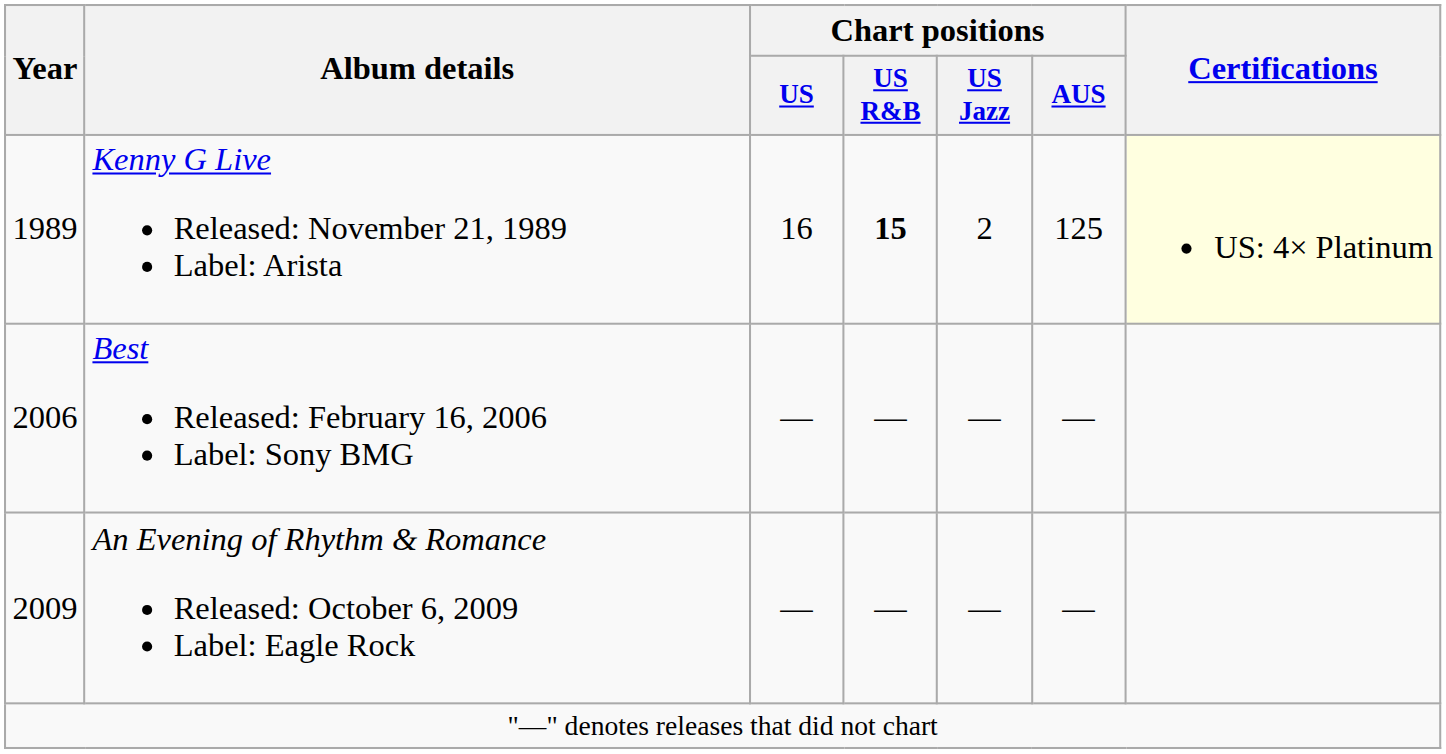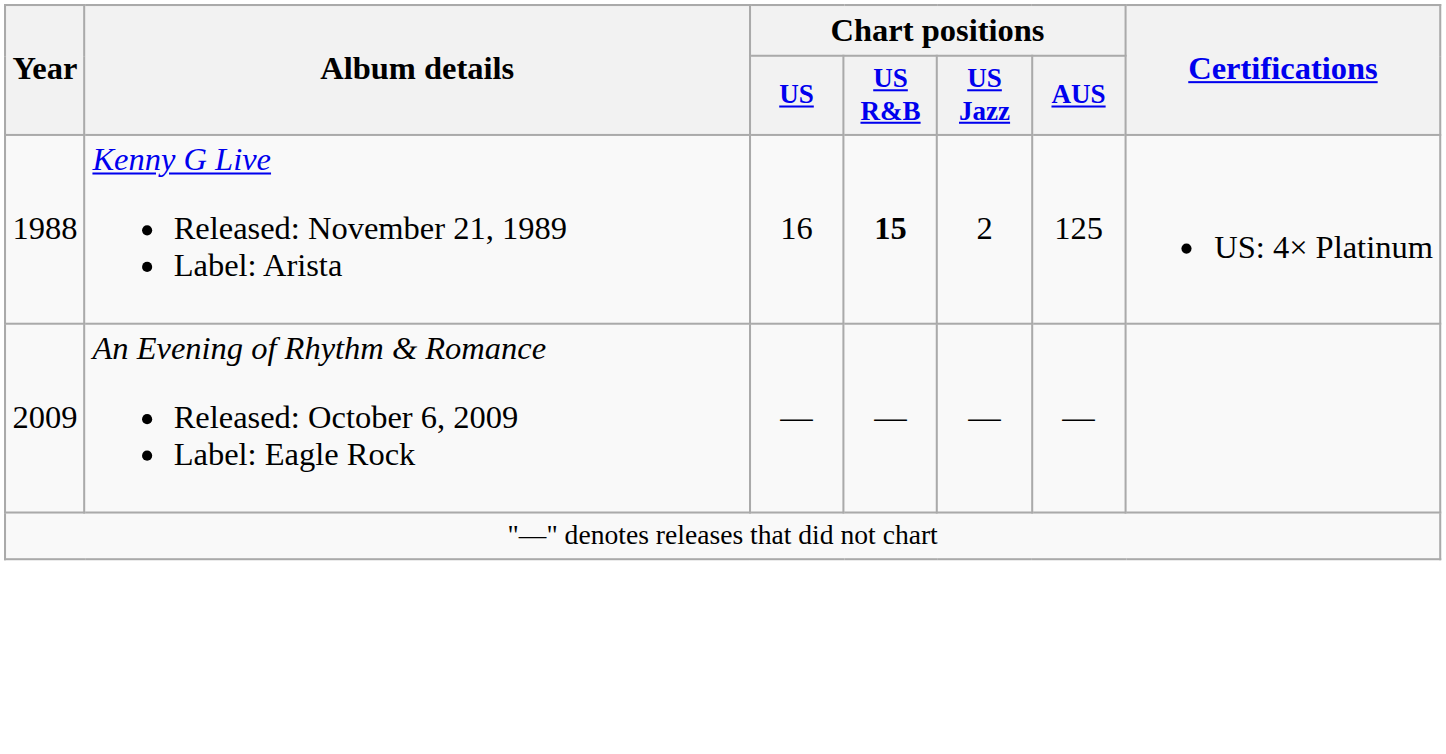(45, 228) 1989 -> (45, 228) 1988
(1283, 247) lightyellow background -> (1283, 247) no background
- row: (417, 402)
